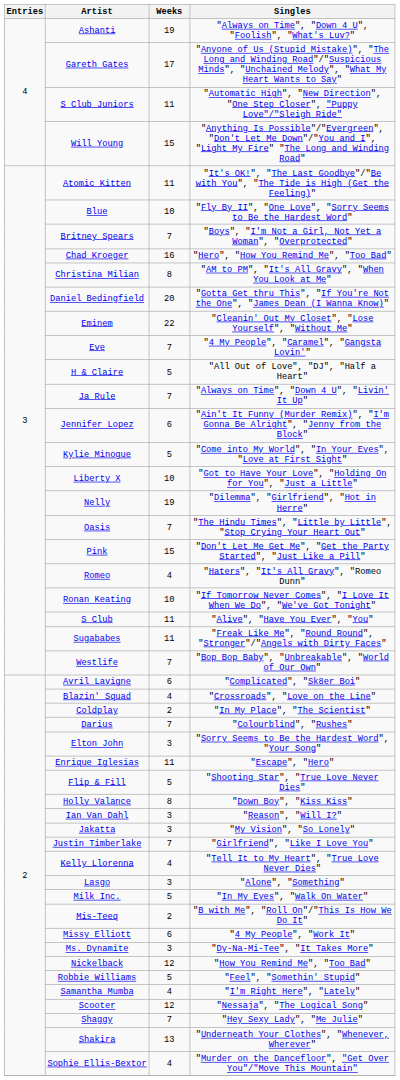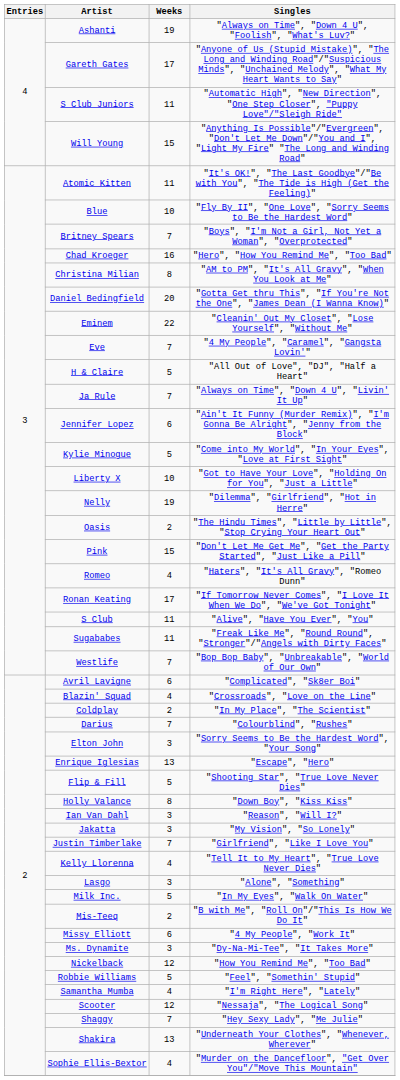(169, 527) 7 -> (169, 527) 2
(169, 600) 10 -> (169, 600) 17
(169, 763) 11 -> (169, 763) 13
